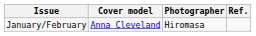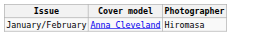- column: (239, 11)
